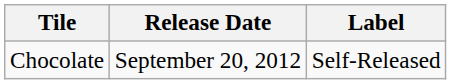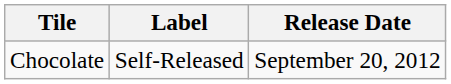columns swapped: (208, 22) <-> (376, 22)
